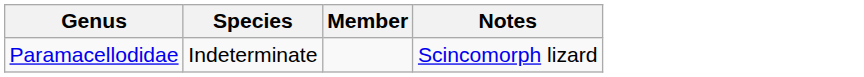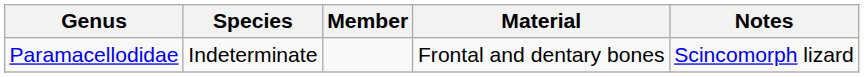+ column: (541, 21)
